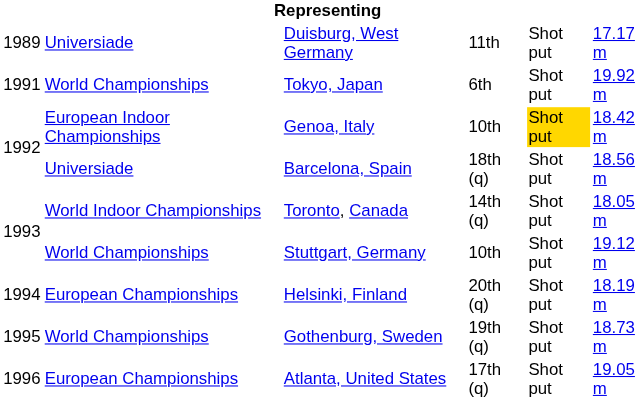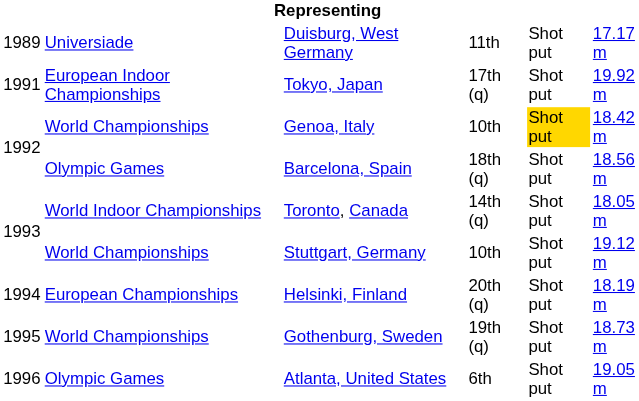(127, 85) World Championships -> (107, 85) European Indoor Championships
(480, 85) 6th -> (485, 85) 17th (q)
(107, 127) European Indoor Championships -> (127, 127) World Championships
(89, 169) Universiade -> (104, 169) Olympic Games
(141, 379) European Championships -> (104, 379) Olympic Games
(485, 379) 17th (q) -> (480, 379) 6th
